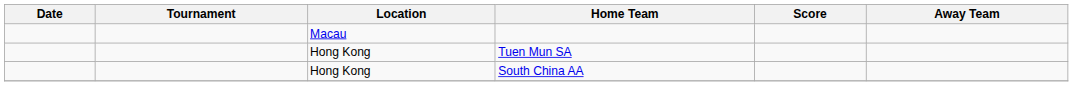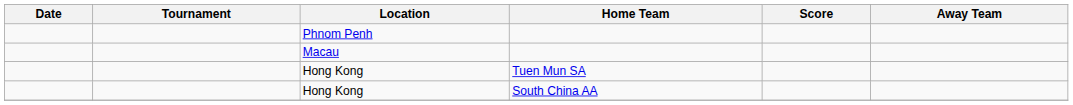+ row: (338, 33)
